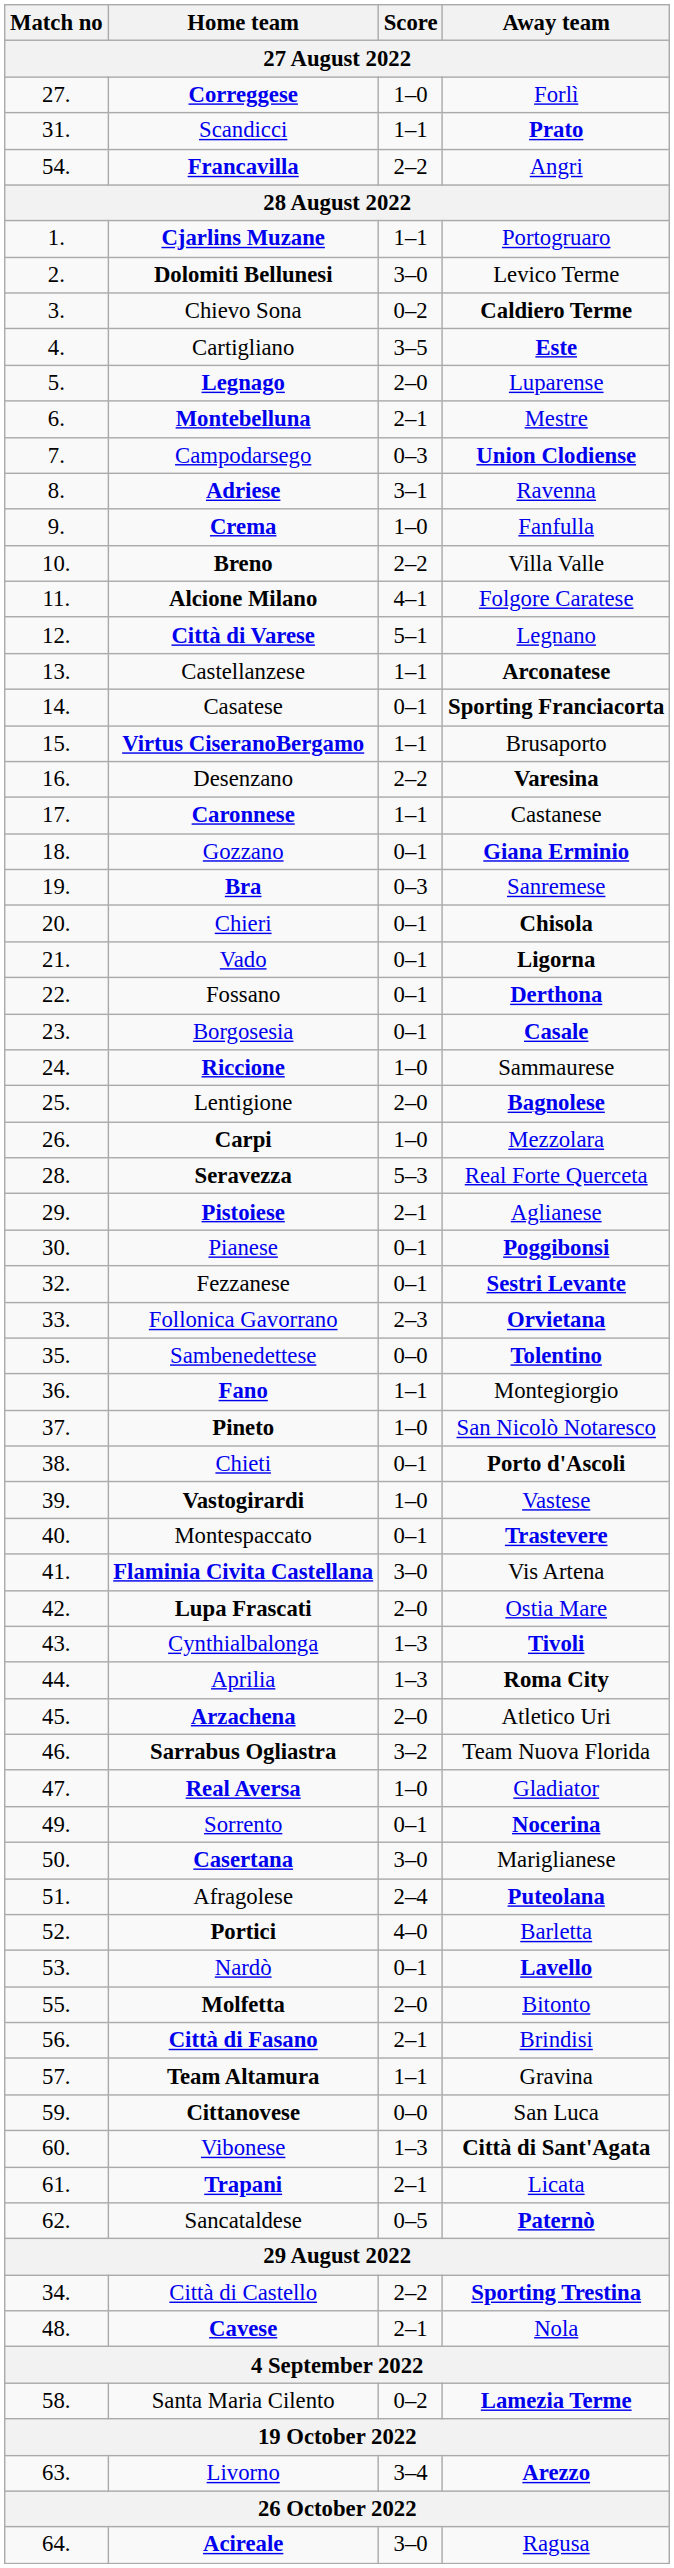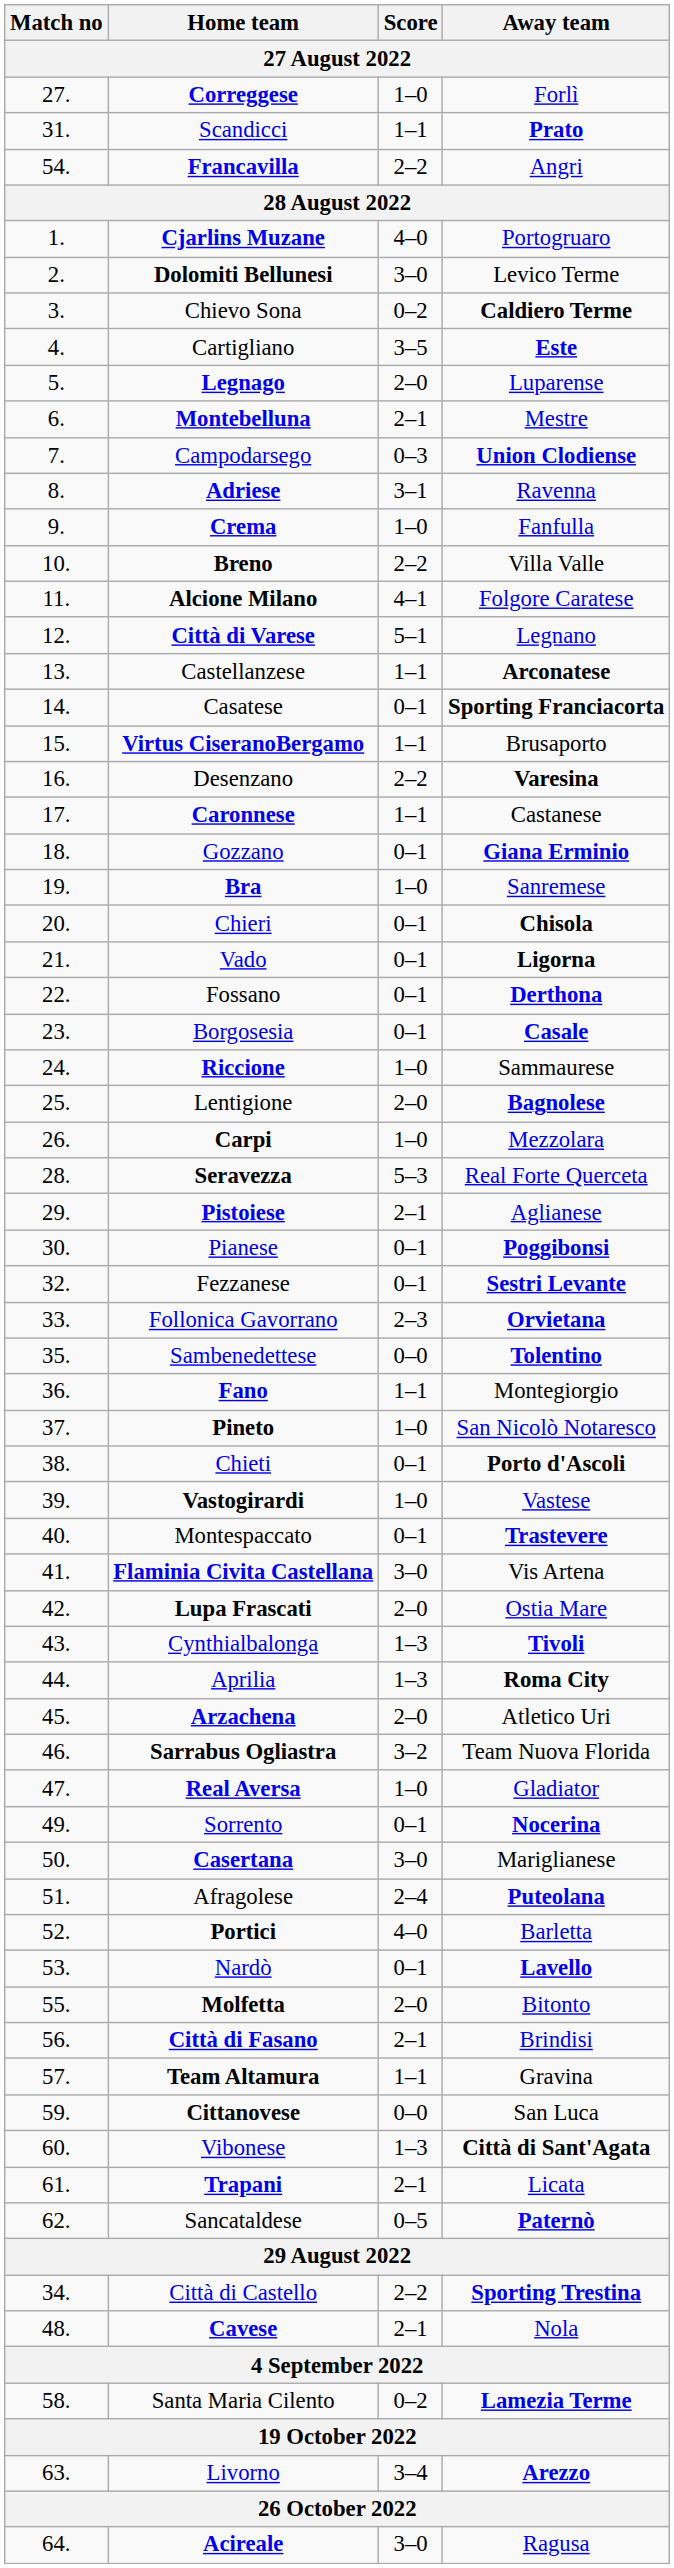(411, 238) 1–1 -> (411, 238) 4–0
(411, 887) 0–3 -> (411, 887) 1–0
